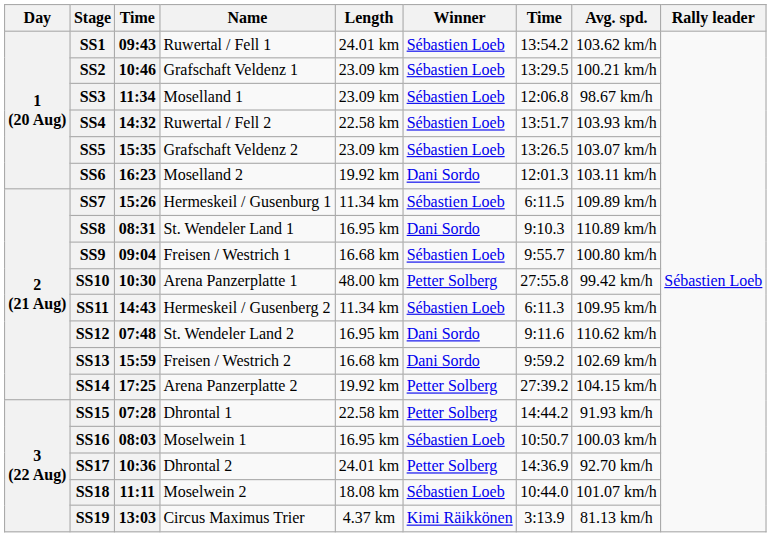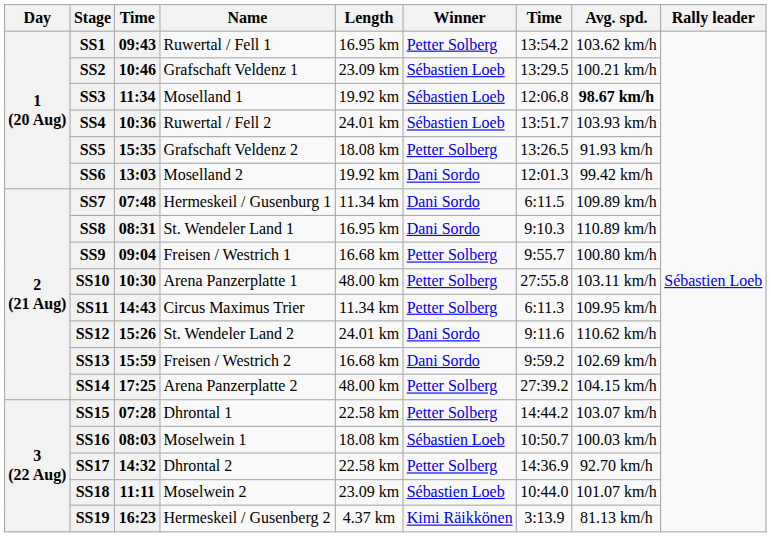(369, 44) 24.01 km -> (369, 44) 16.95 km
(456, 44) Sébastien Loeb -> (452, 44) Petter Solberg
(369, 97) 23.09 km -> (369, 97) 19.92 km
(616, 97) normal -> (616, 97) bold
(137, 123) 14:32 -> (137, 123) 10:36
(369, 123) 22.58 km -> (369, 123) 24.01 km
(369, 149) 23.09 km -> (369, 149) 18.08 km
(456, 149) Sébastien Loeb -> (452, 149) Petter Solberg
(616, 149) 103.07 km/h -> (616, 149) 91.93 km/h
(137, 176) 16:23 -> (137, 176) 13:03
(616, 176) 103.11 km/h -> (616, 176) 99.42 km/h
(137, 202) 15:26 -> (137, 202) 07:48
(456, 202) Sébastien Loeb -> (443, 202) Dani Sordo
(456, 255) Sébastien Loeb -> (452, 255) Petter Solberg
(616, 281) 99.42 km/h -> (616, 281) 103.11 km/h
(247, 308) Hermeskeil / Gusenberg 2 -> (234, 308) Circus Maximus Trier
(456, 308) Sébastien Loeb -> (452, 308) Petter Solberg
(137, 334) 07:48 -> (137, 334) 15:26
(369, 334) 16.95 km -> (369, 334) 24.01 km
(369, 387) 19.92 km -> (369, 387) 48.00 km
(616, 413) 91.93 km/h -> (616, 413) 103.07 km/h
(369, 439) 16.95 km -> (369, 439) 18.08 km
(137, 466) 10:36 -> (137, 466) 14:32
(369, 466) 24.01 km -> (369, 466) 22.58 km
(369, 492) 18.08 km -> (369, 492) 23.09 km
(137, 518) 13:03 -> (137, 518) 16:23
(234, 518) Circus Maximus Trier -> (247, 518) Hermeskeil / Gusenberg 2
